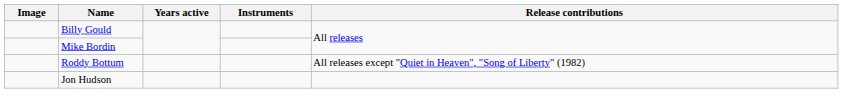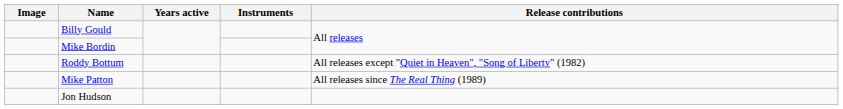+ row: (87, 79)
